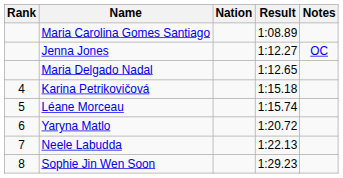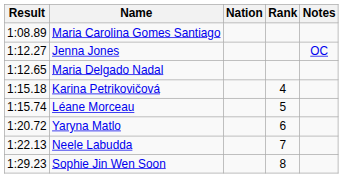columns swapped: (22, 13) <-> (277, 13)
